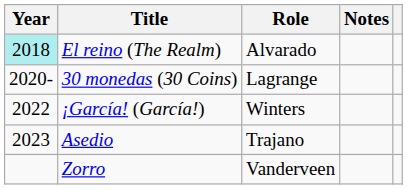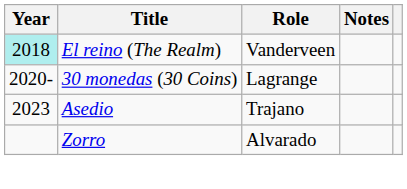(281, 49) Alvarado -> (291, 49) Vanderveen
- row: (133, 109)
(291, 169) Vanderveen -> (281, 139) Alvarado
